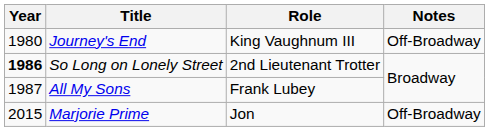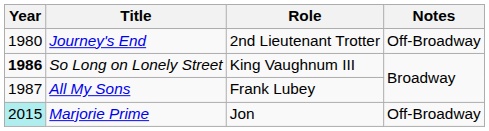(292, 41) King Vaughnum III -> (305, 41) 2nd Lieutenant Trotter
(305, 65) 2nd Lieutenant Trotter -> (292, 65) King Vaughnum III
(25, 114) no background -> (25, 114) paleturquoise background
